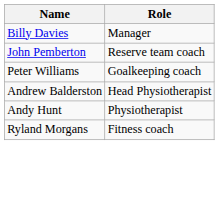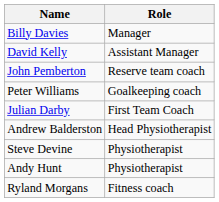+ row: (37, 52)
+ row: (38, 110)
+ row: (40, 149)
